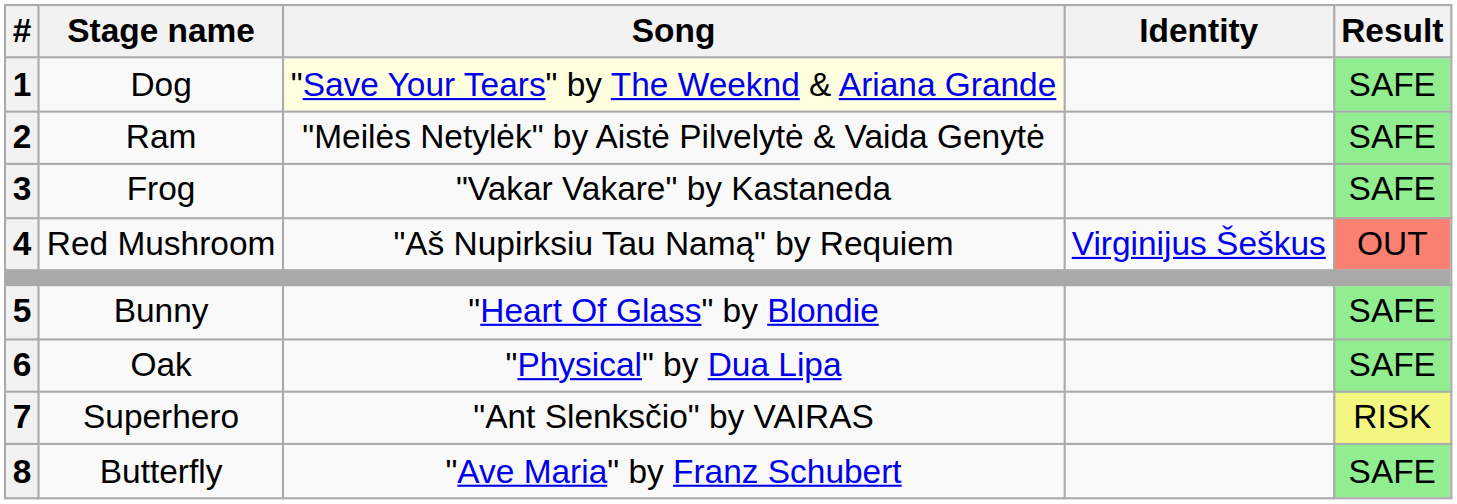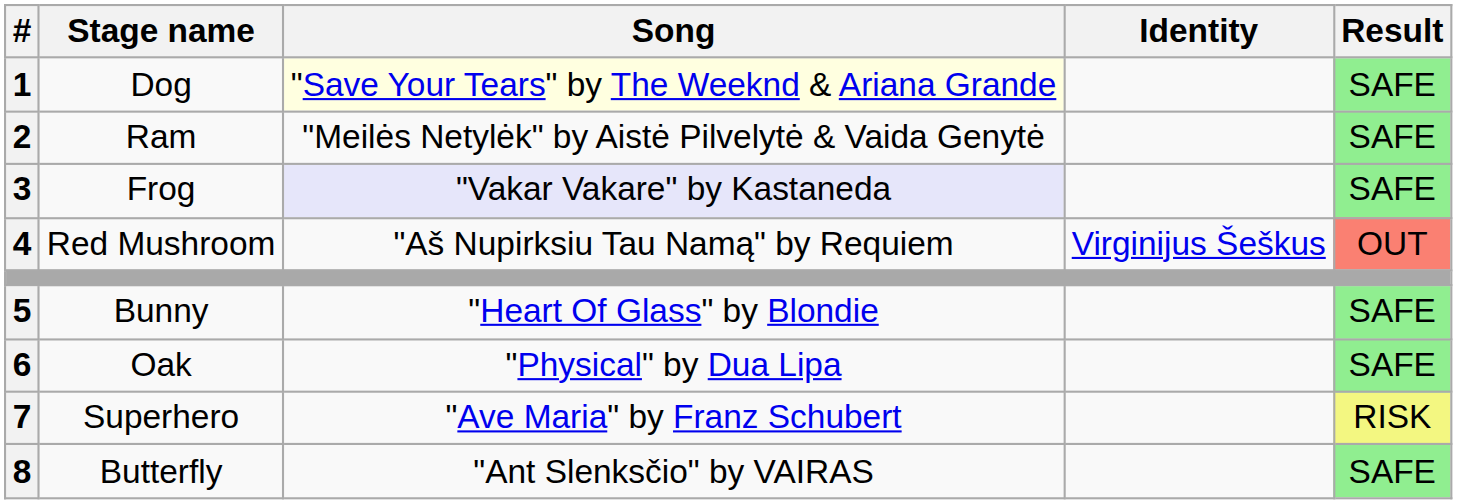(674, 190) no background -> (674, 190) lavender background
(674, 417) "Ant Slenksčio" by VAIRAS -> (674, 417) "Ave Maria" by Franz Schubert
(674, 470) "Ave Maria" by Franz Schubert -> (674, 470) "Ant Slenksčio" by VAIRAS
